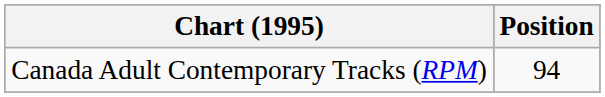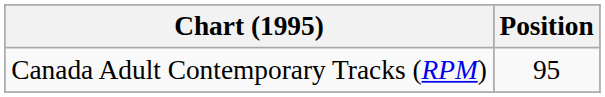(547, 69) 94 -> (547, 69) 95
